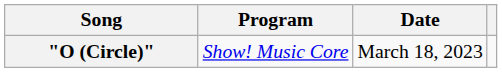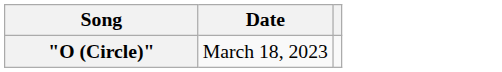- column: (276, 20)
